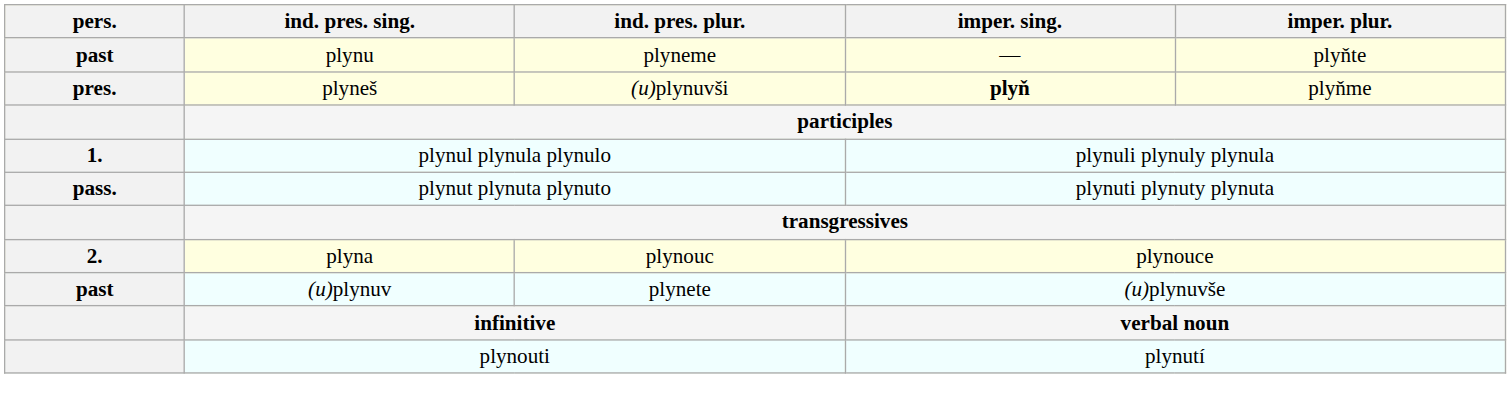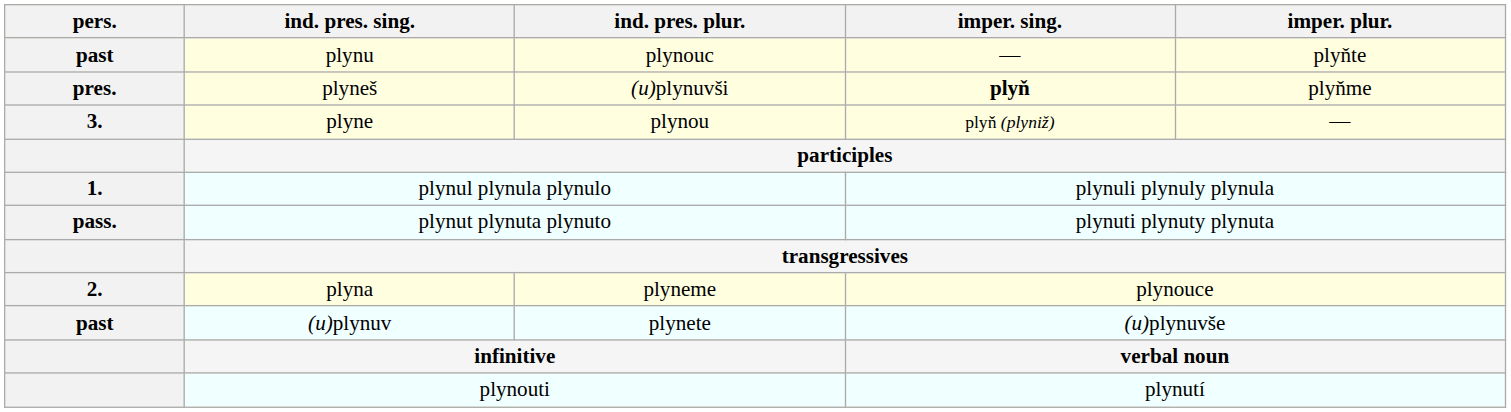(680, 54) plyneme -> (680, 54) plynouc
+ row: (350, 121)
(680, 255) plynouc -> (680, 289) plyneme
